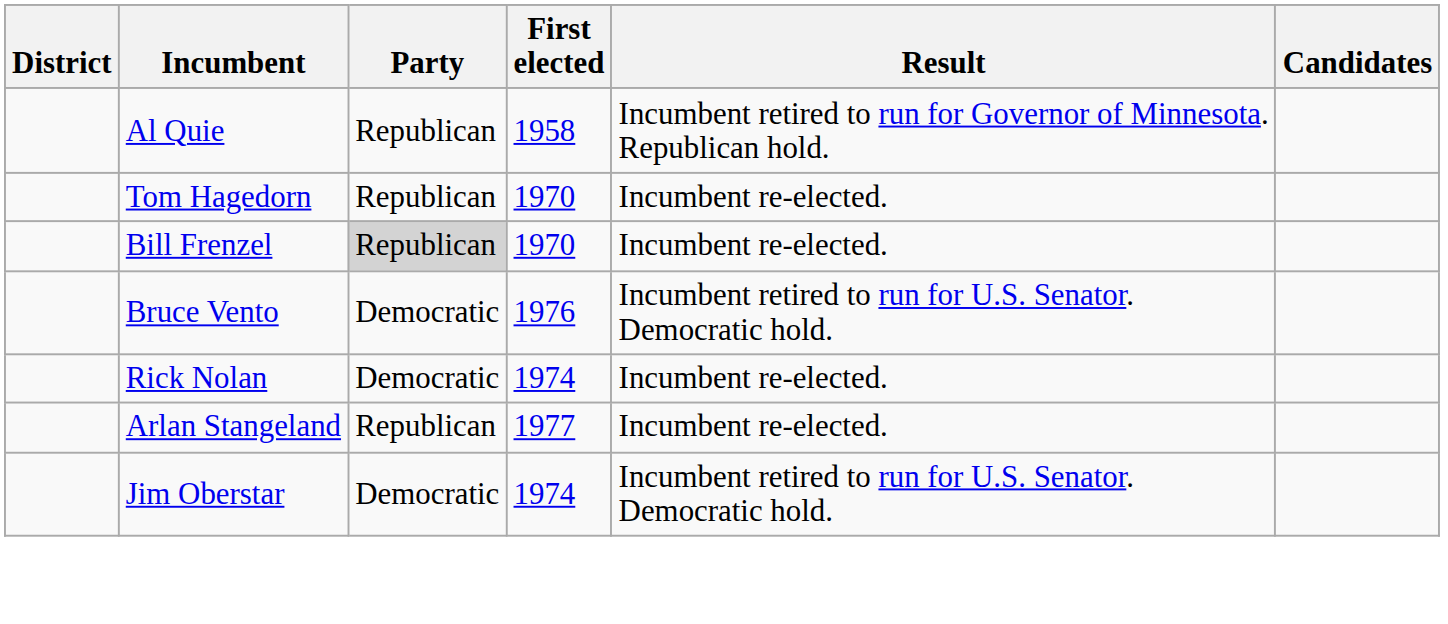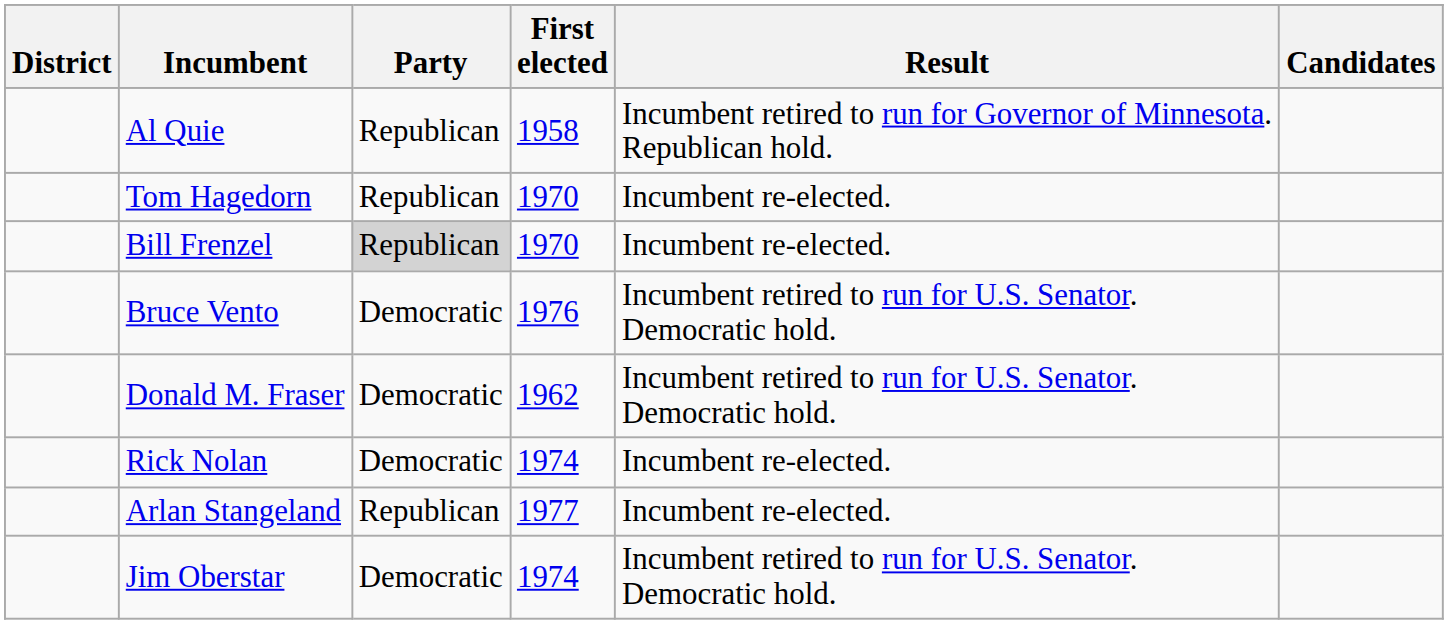+ row: (235, 395)
